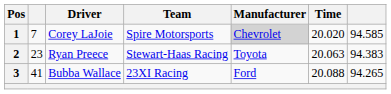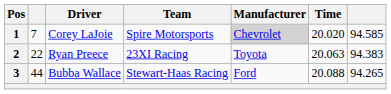(37, 54) 23 -> (37, 54) 22
(177, 54) Stewart-Haas Racing -> (157, 54) 23XI Racing
(37, 73) 41 -> (37, 73) 44
(157, 73) 23XI Racing -> (177, 73) Stewart-Haas Racing
